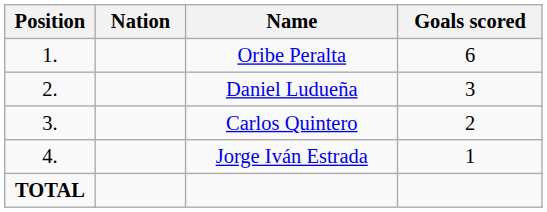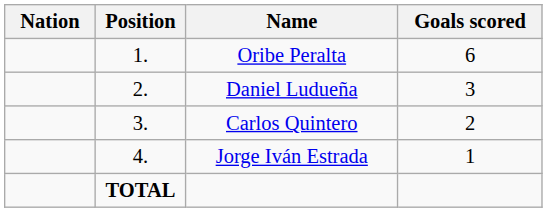columns swapped: (50, 21) <-> (140, 21)
